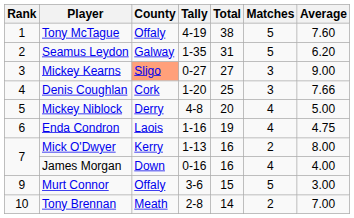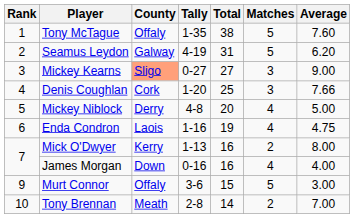(194, 33) 4-19 -> (194, 33) 1-35
(194, 52) 1-35 -> (194, 52) 4-19
